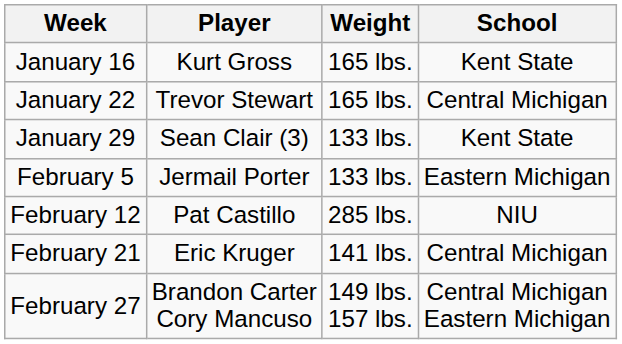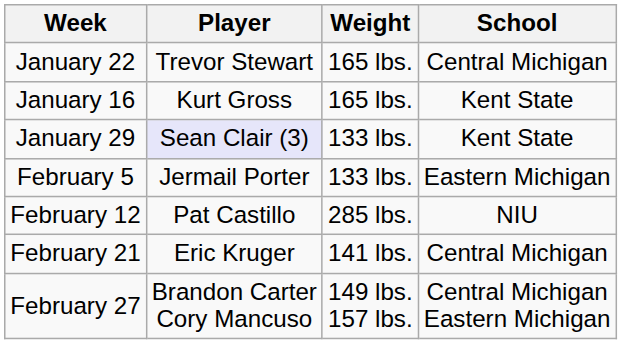rows swapped: (75, 61) <-> (75, 100)
(234, 138) no background -> (234, 138) lavender background
